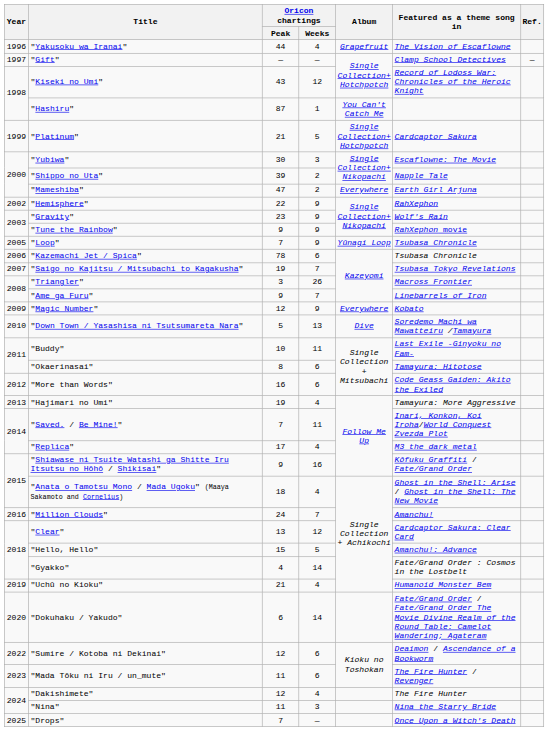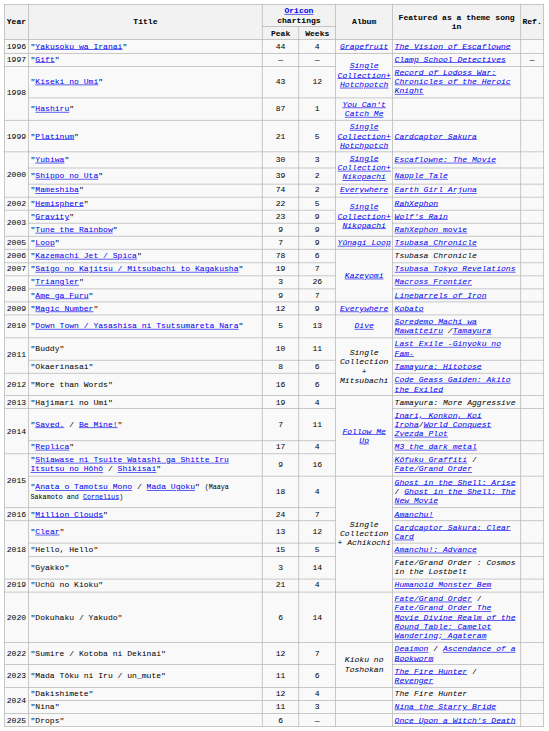(281, 190) 47 -> (281, 190) 74
(317, 204) 9 -> (317, 204) 5
(281, 568) 4 -> (281, 568) 3
(317, 654) 6 -> (317, 654) 7
(281, 720) 7 -> (281, 720) 6
